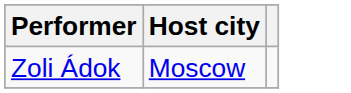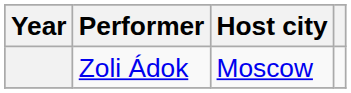+ column: (39, 26)
